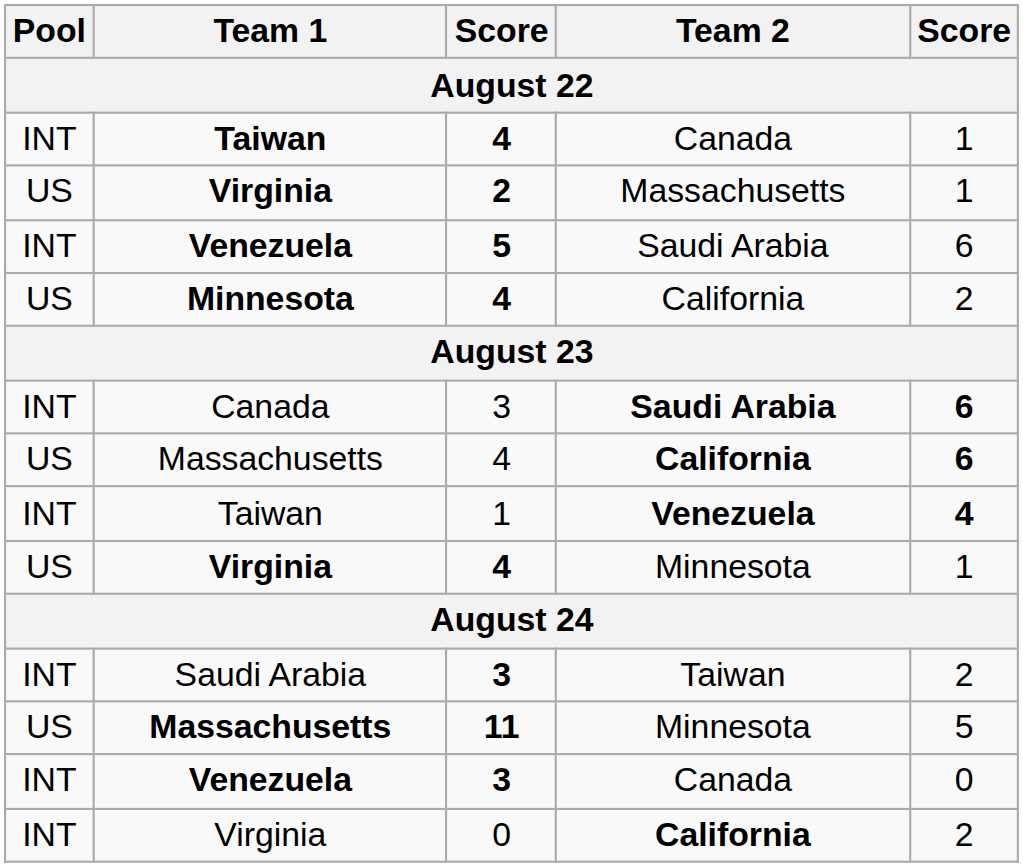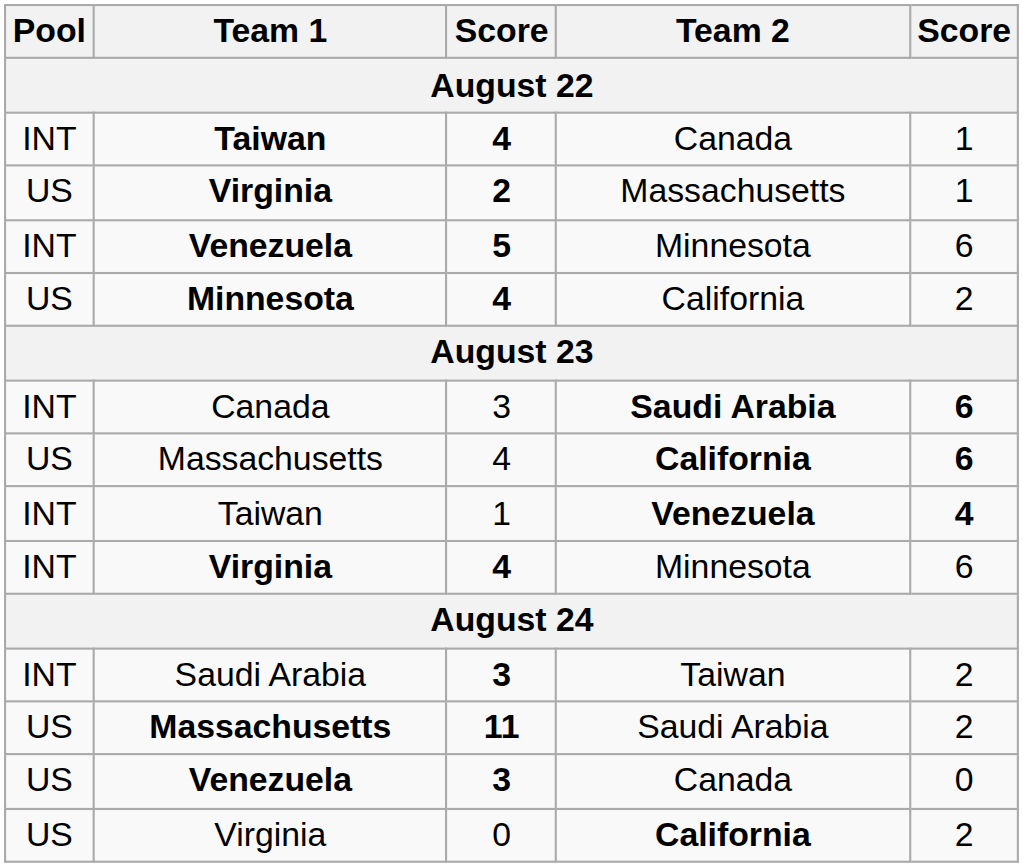(733, 245) Saudi Arabia -> (733, 245) Minnesota
(49, 566) US -> (49, 566) INT
(964, 566) 1 -> (964, 566) 6
(733, 727) Minnesota -> (733, 727) Saudi Arabia
(964, 727) 5 -> (964, 727) 2
(49, 780) INT -> (49, 780) US
(49, 834) INT -> (49, 834) US
